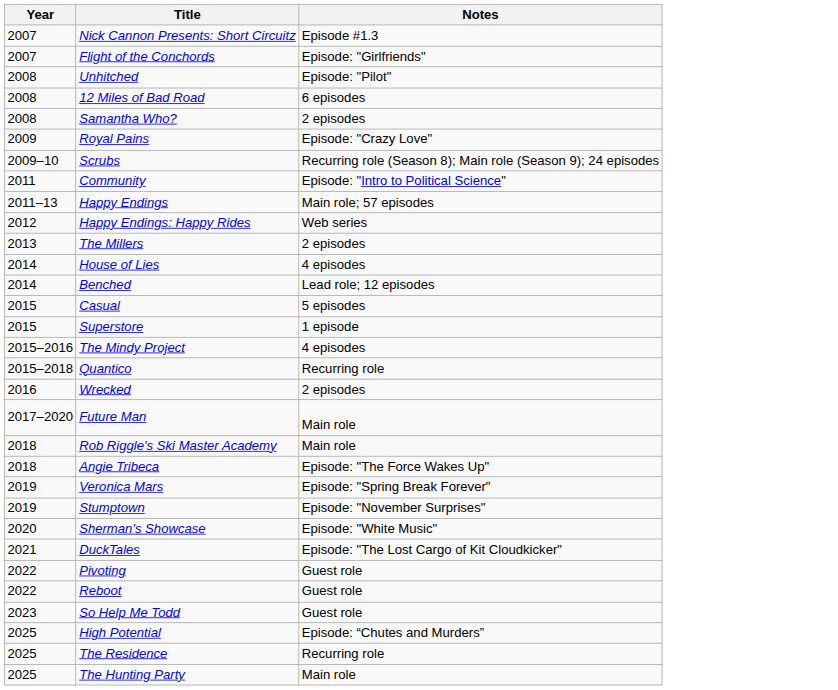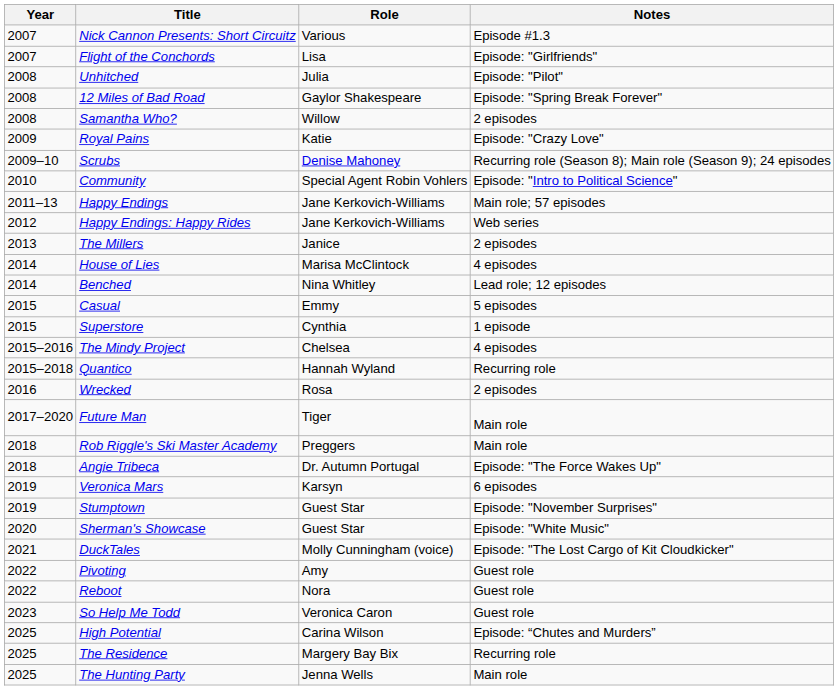+ column: (385, 14)
(334, 98) 6 episodes -> (568, 98) Episode: "Spring Break Forever"
(22, 181) 2011 -> (22, 181) 2010
(396, 487) Episode: "Spring Break Forever" -> (505, 487) 6 episodes
